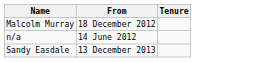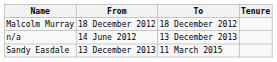+ column: (198, 11)
